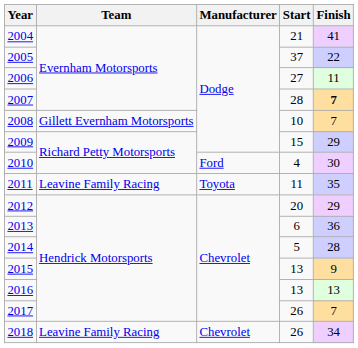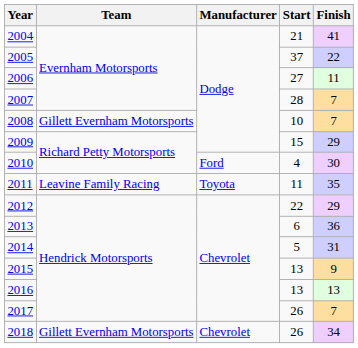(334, 100) bold -> (334, 100) normal
(297, 205) 20 -> (297, 205) 22
(334, 247) 28 -> (334, 247) 31
(99, 332) Leavine Family Racing -> (116, 332) Gillett Evernham Motorsports
